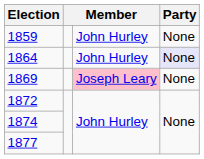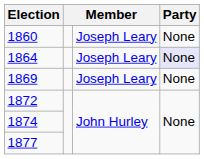- row: (22, 36)
+ row: (22, 36)
(112, 57) John Hurley -> (116, 57) Joseph Leary
(116, 79) pink background -> (116, 79) no background
